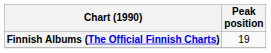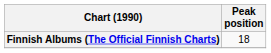(244, 39) 19 -> (244, 39) 18
